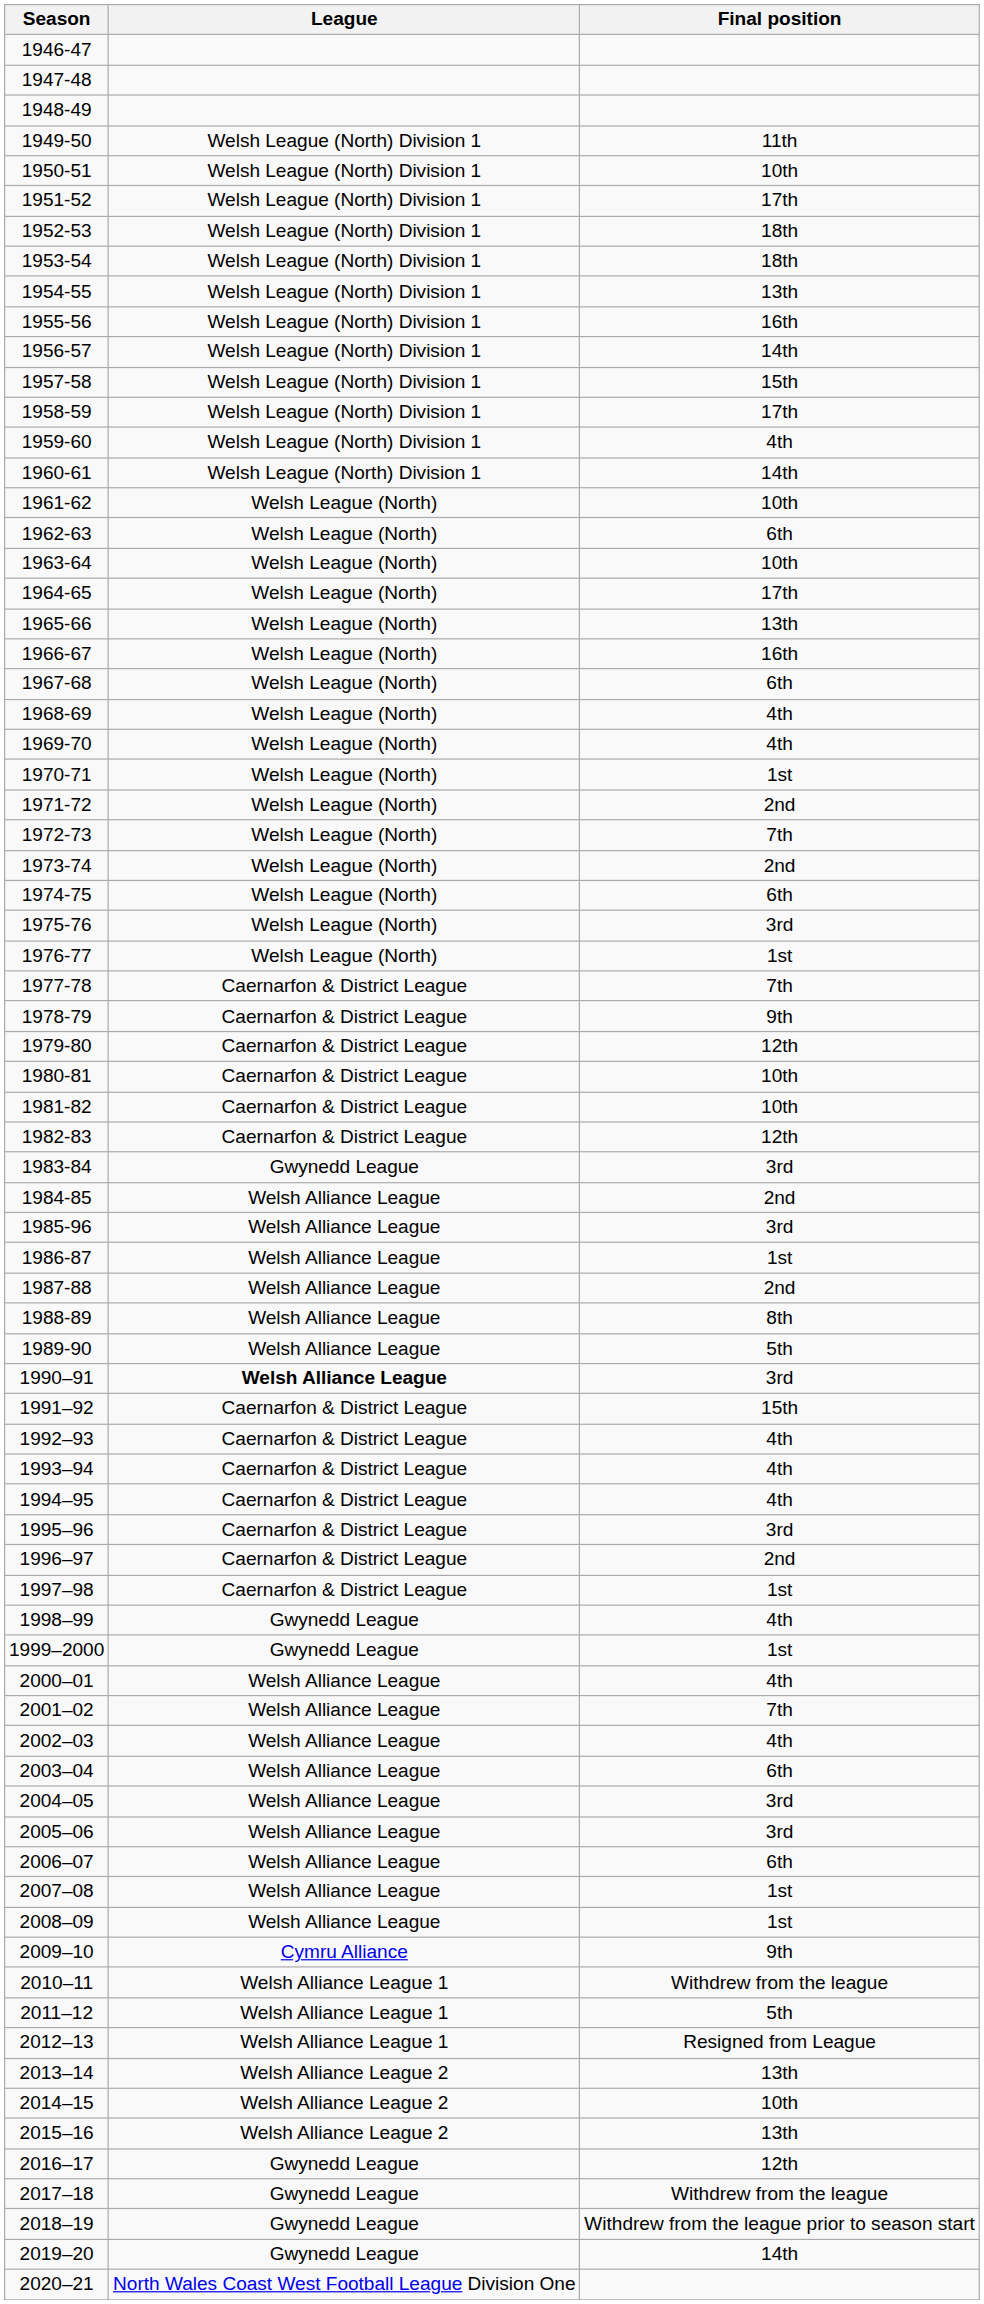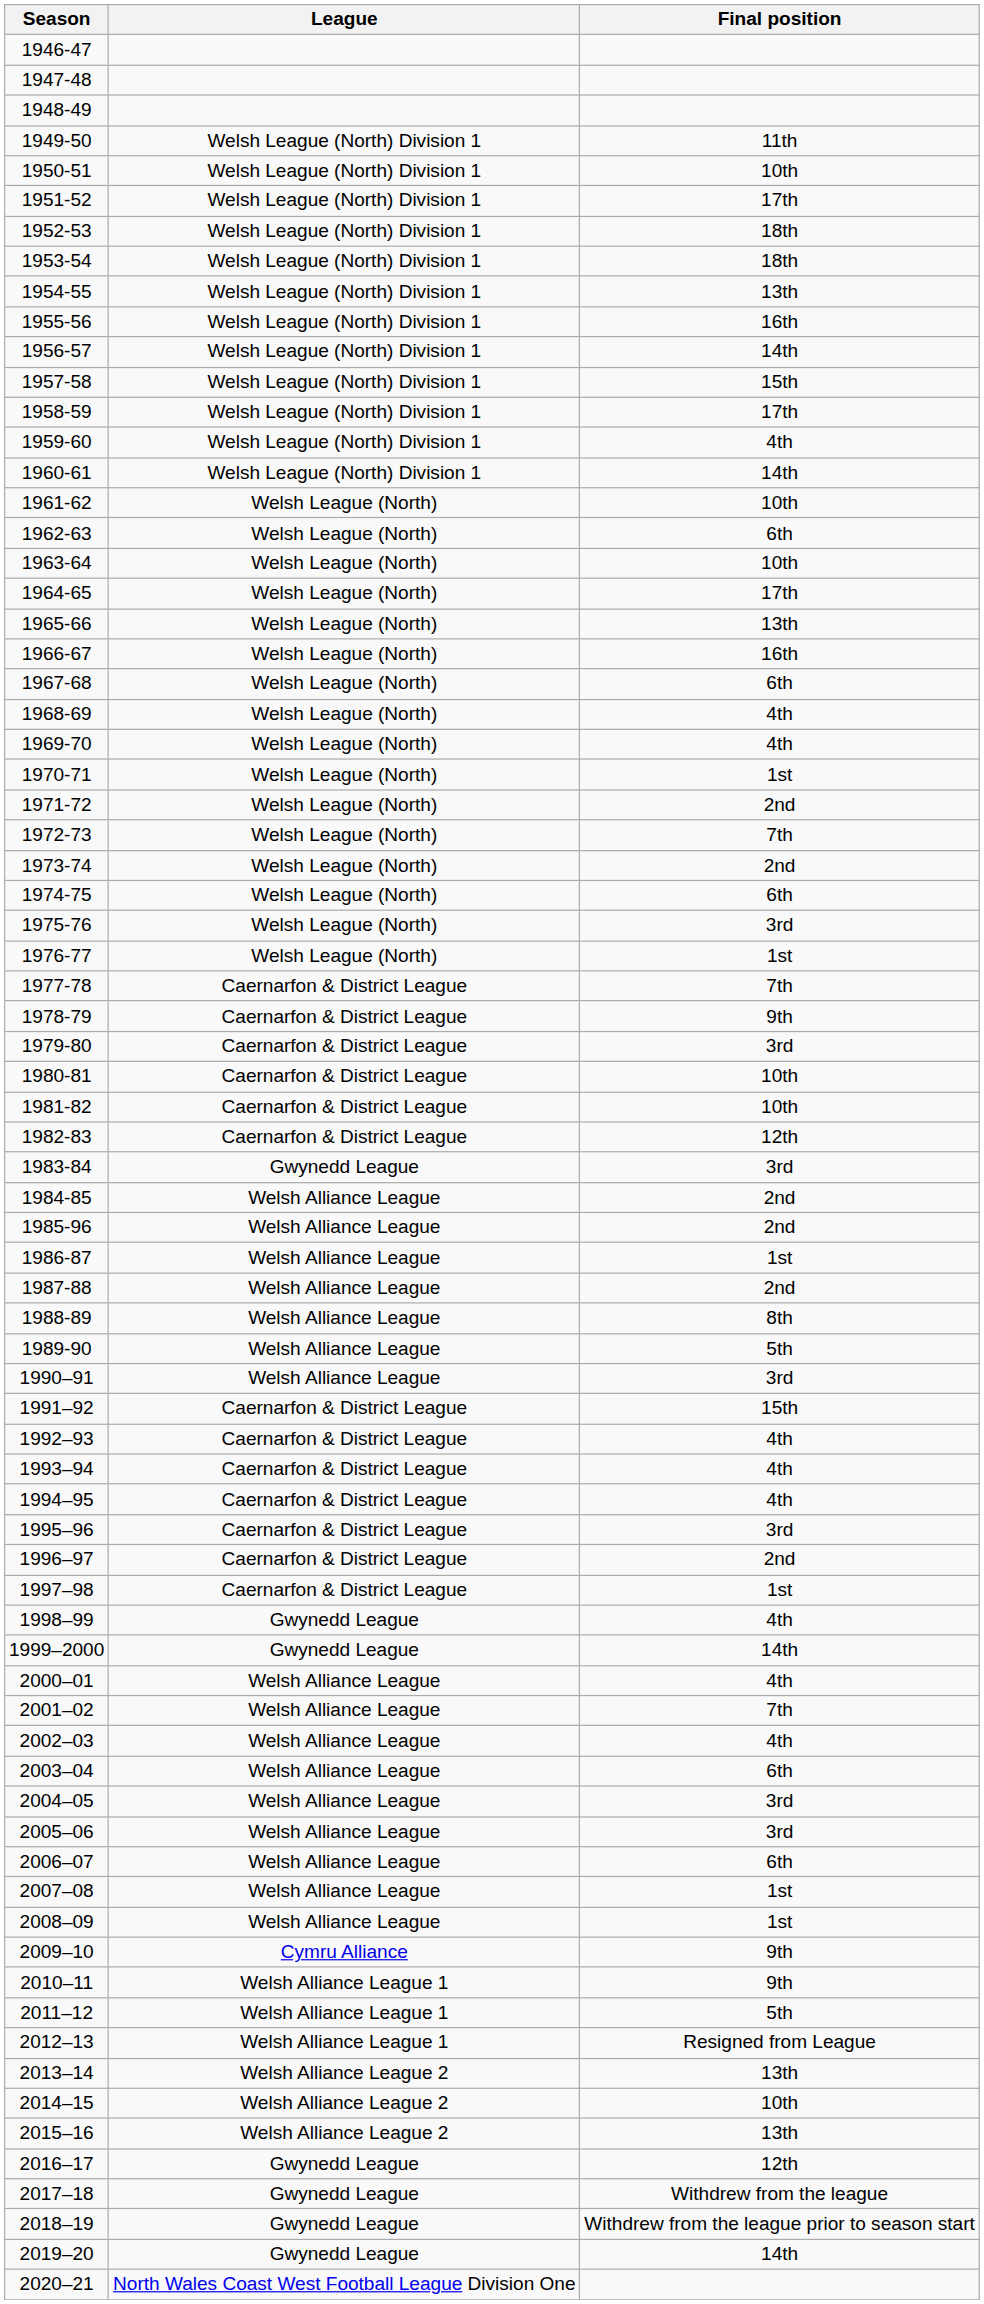(780, 1046) 12th -> (780, 1046) 3rd
(780, 1227) 3rd -> (780, 1227) 2nd
(344, 1378) bold -> (344, 1378) normal
(780, 1650) 1st -> (780, 1650) 14th
(780, 1982) Withdrew from the league -> (780, 1982) 9th
